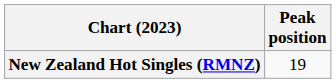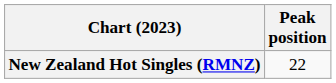(297, 64) 19 -> (297, 64) 22
